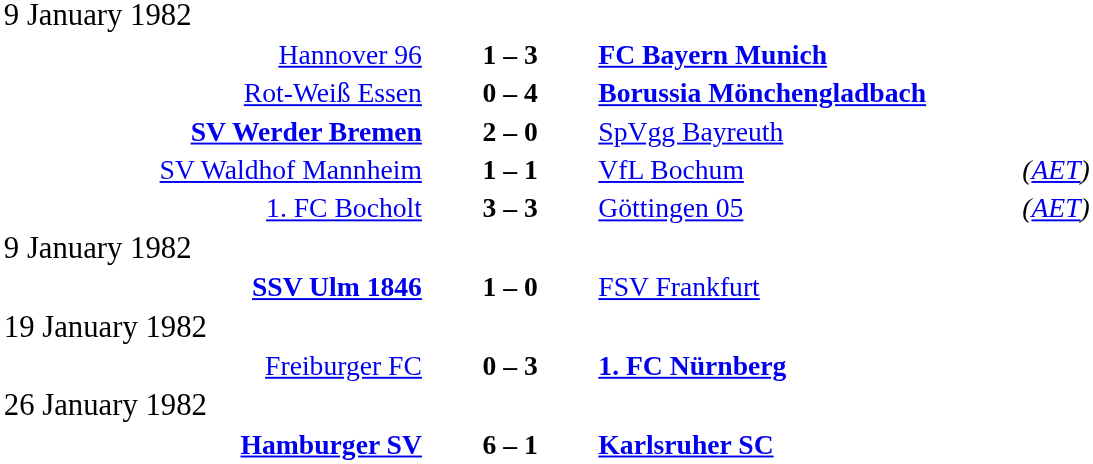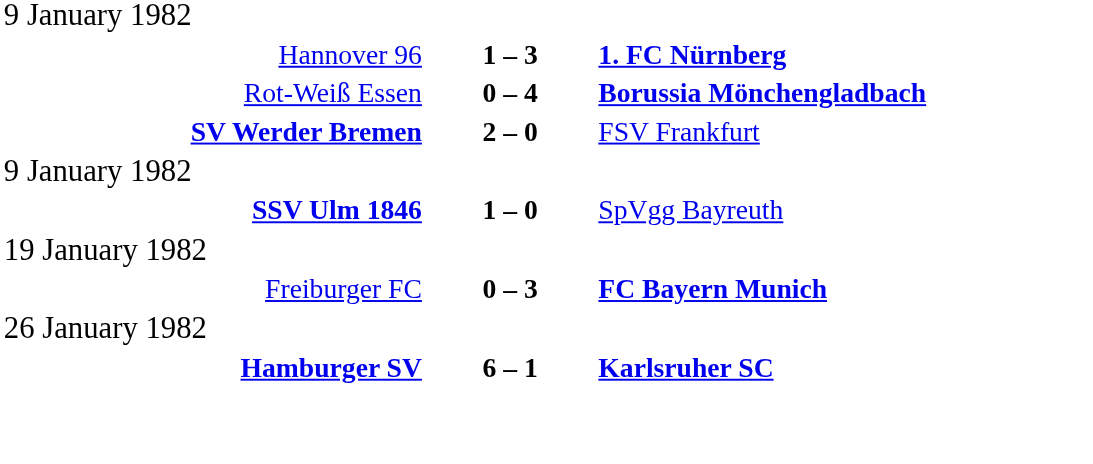(713, 54) FC Bayern Munich -> (692, 54) 1. FC Nürnberg
(691, 131) SpVgg Bayreuth -> (679, 131) FSV Frankfurt
- row: (291, 169)
- row: (344, 208)
(679, 287) FSV Frankfurt -> (691, 210) SpVgg Bayreuth
(692, 365) 1. FC Nürnberg -> (713, 289) FC Bayern Munich
